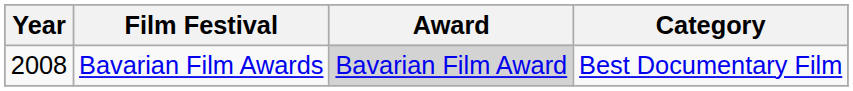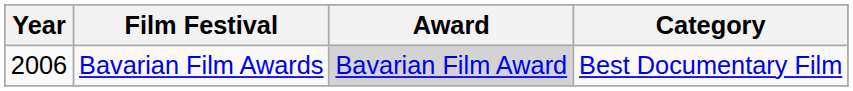(39, 65) 2008 -> (39, 65) 2006
